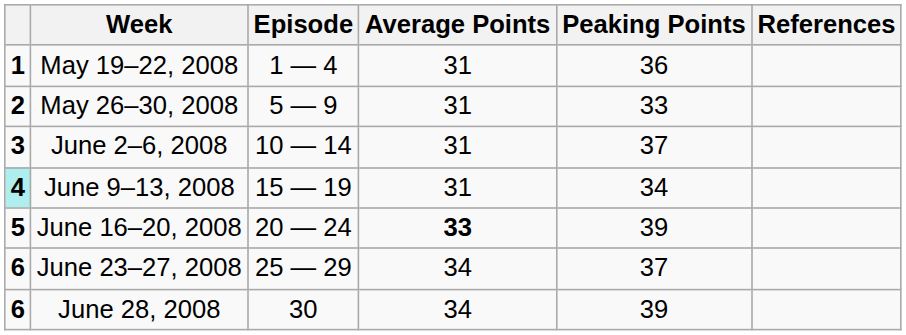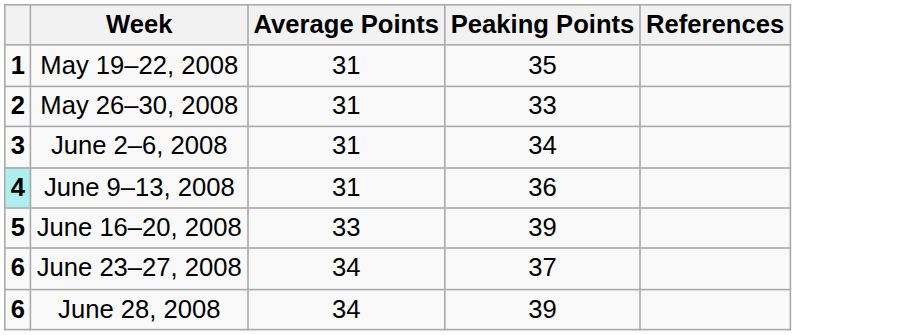- column: (303, 24)
(654, 65) 36 -> (543, 65) 35
(654, 146) 37 -> (543, 146) 34
(654, 187) 34 -> (543, 187) 36
(458, 227) bold -> (346, 227) normal
